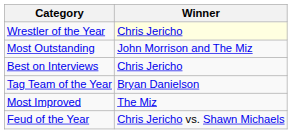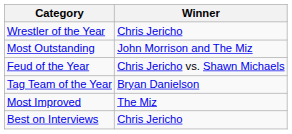(150, 31) lightyellow background -> (150, 31) no background
rows swapped: (48, 119) <-> (53, 66)
